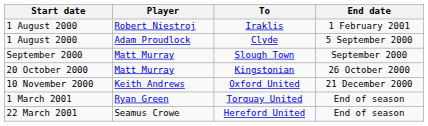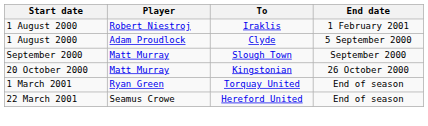- row: (264, 85)
